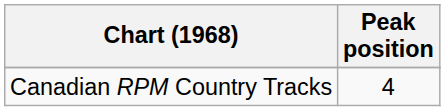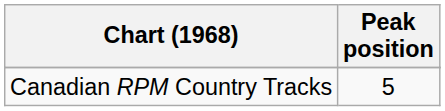(388, 86) 4 -> (388, 86) 5
